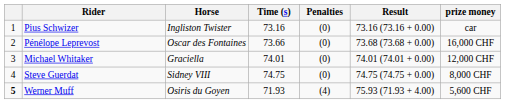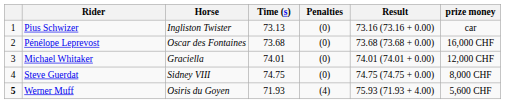(274, 28) 73.16 -> (274, 28) 73.13
(274, 44) 73.66 -> (274, 44) 73.68
